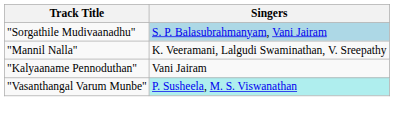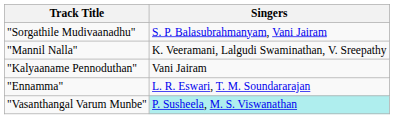(239, 31) lightblue background -> (239, 31) no background
+ row: (35, 86)
